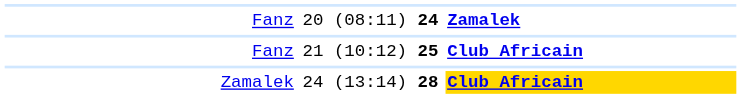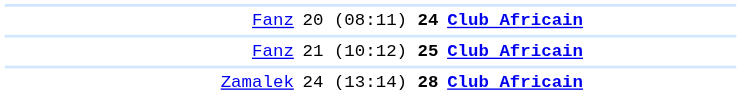(484, 21) Zamalek -> (515, 21) Club Africain
(515, 82) gold background -> (515, 82) no background
